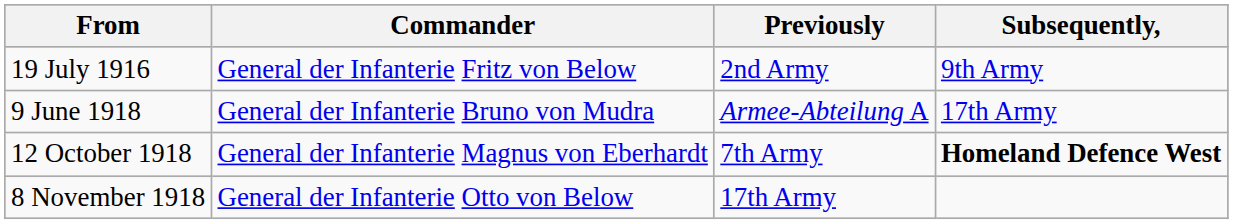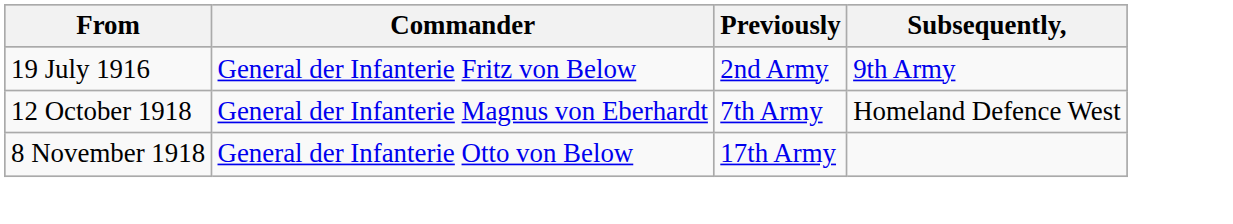- row: (76, 111)
(1081, 153) bold -> (987, 111) normal
